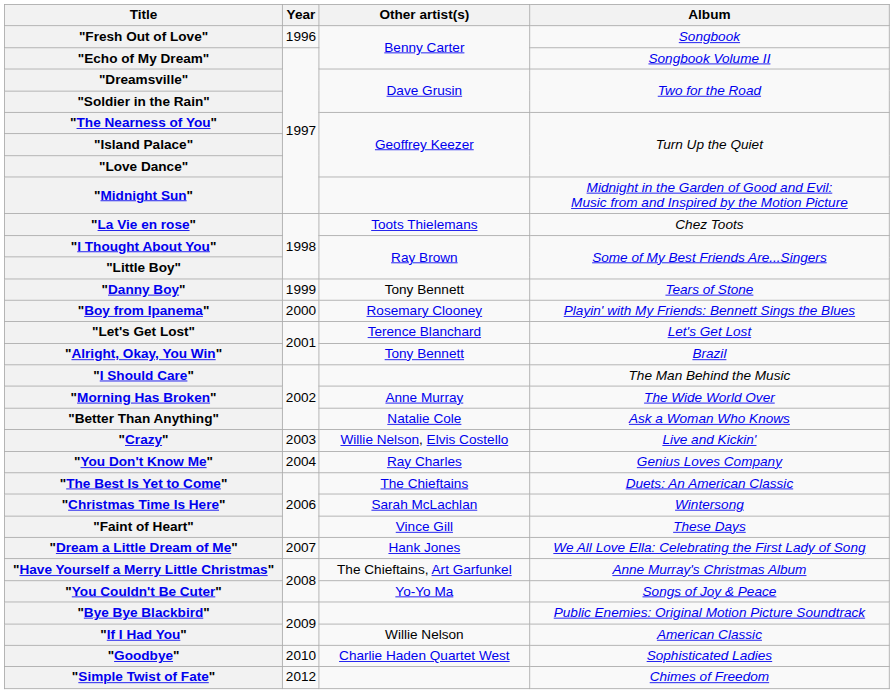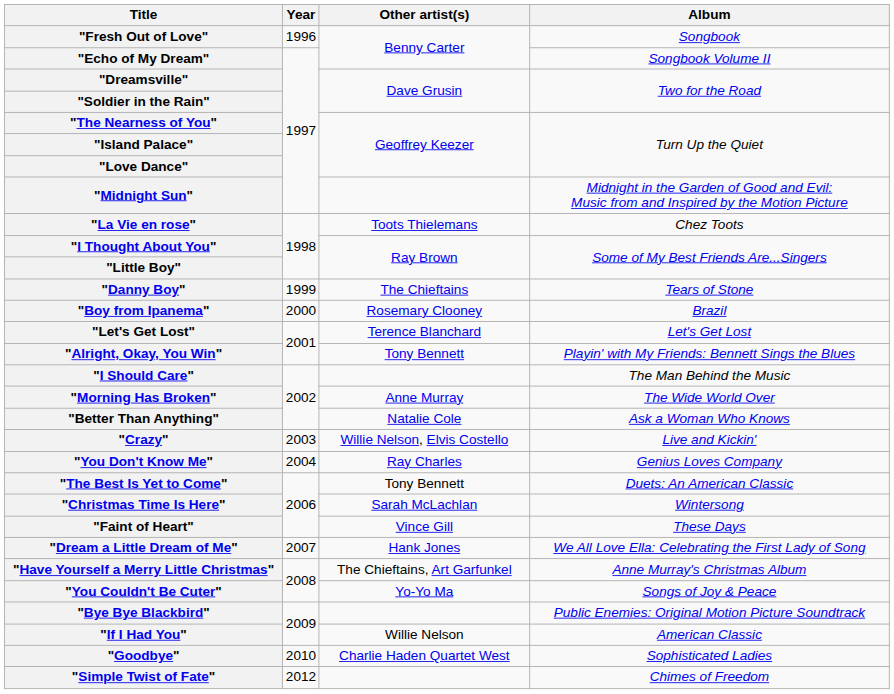(424, 289) Tony Bennett -> (424, 289) The Chieftains
(709, 310) Playin' with My Friends: Bennett Sings the Blues -> (709, 310) Brazil
(709, 354) Brazil -> (709, 354) Playin' with My Friends: Bennett Sings the Blues
(424, 483) The Chieftains -> (424, 483) Tony Bennett
